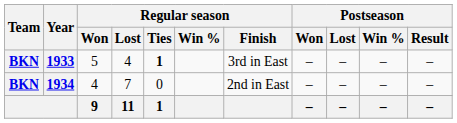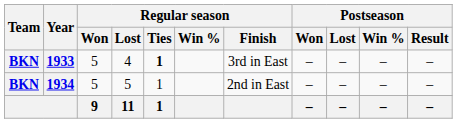(95, 84) 4 -> (95, 84) 5
(128, 84) 7 -> (128, 84) 5
(159, 84) 0 -> (159, 84) 1
